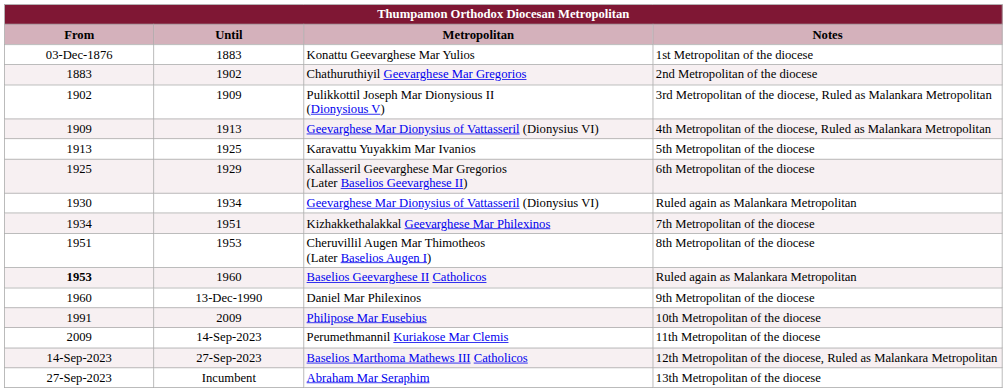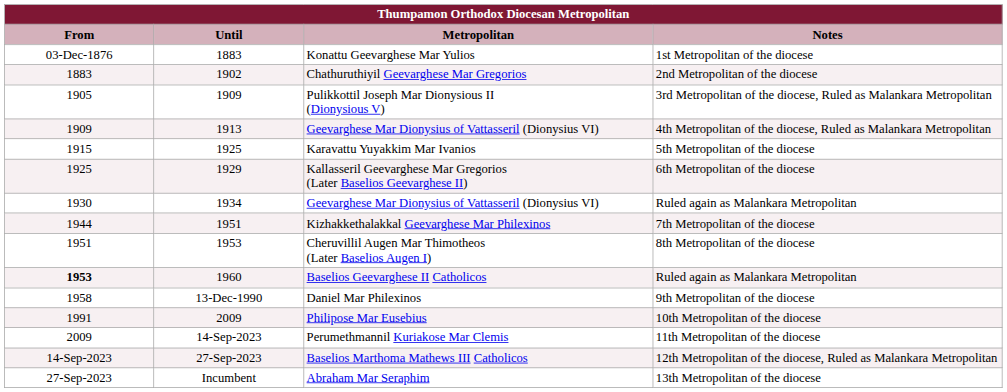(79, 94) 1902 -> (79, 94) 1905
(79, 149) 1913 -> (79, 149) 1915
(79, 223) 1934 -> (79, 223) 1944
(79, 297) 1960 -> (79, 297) 1958
